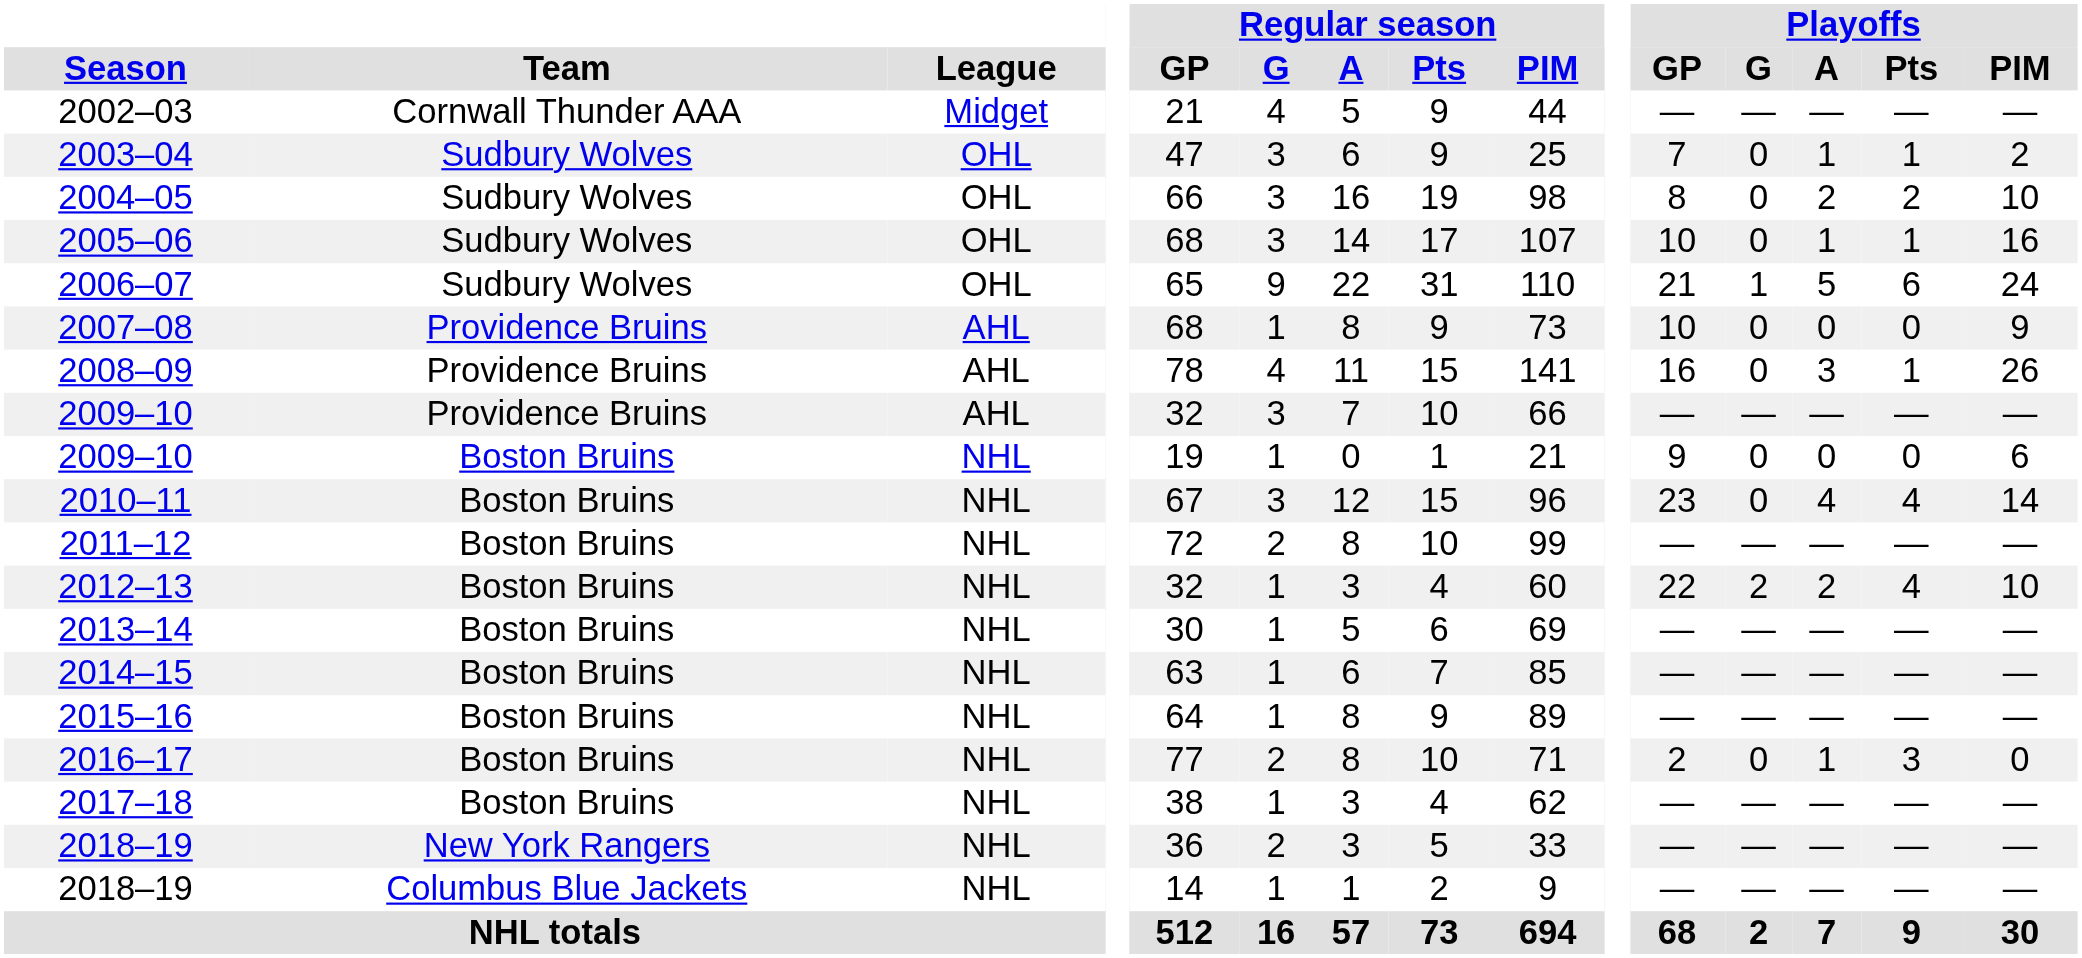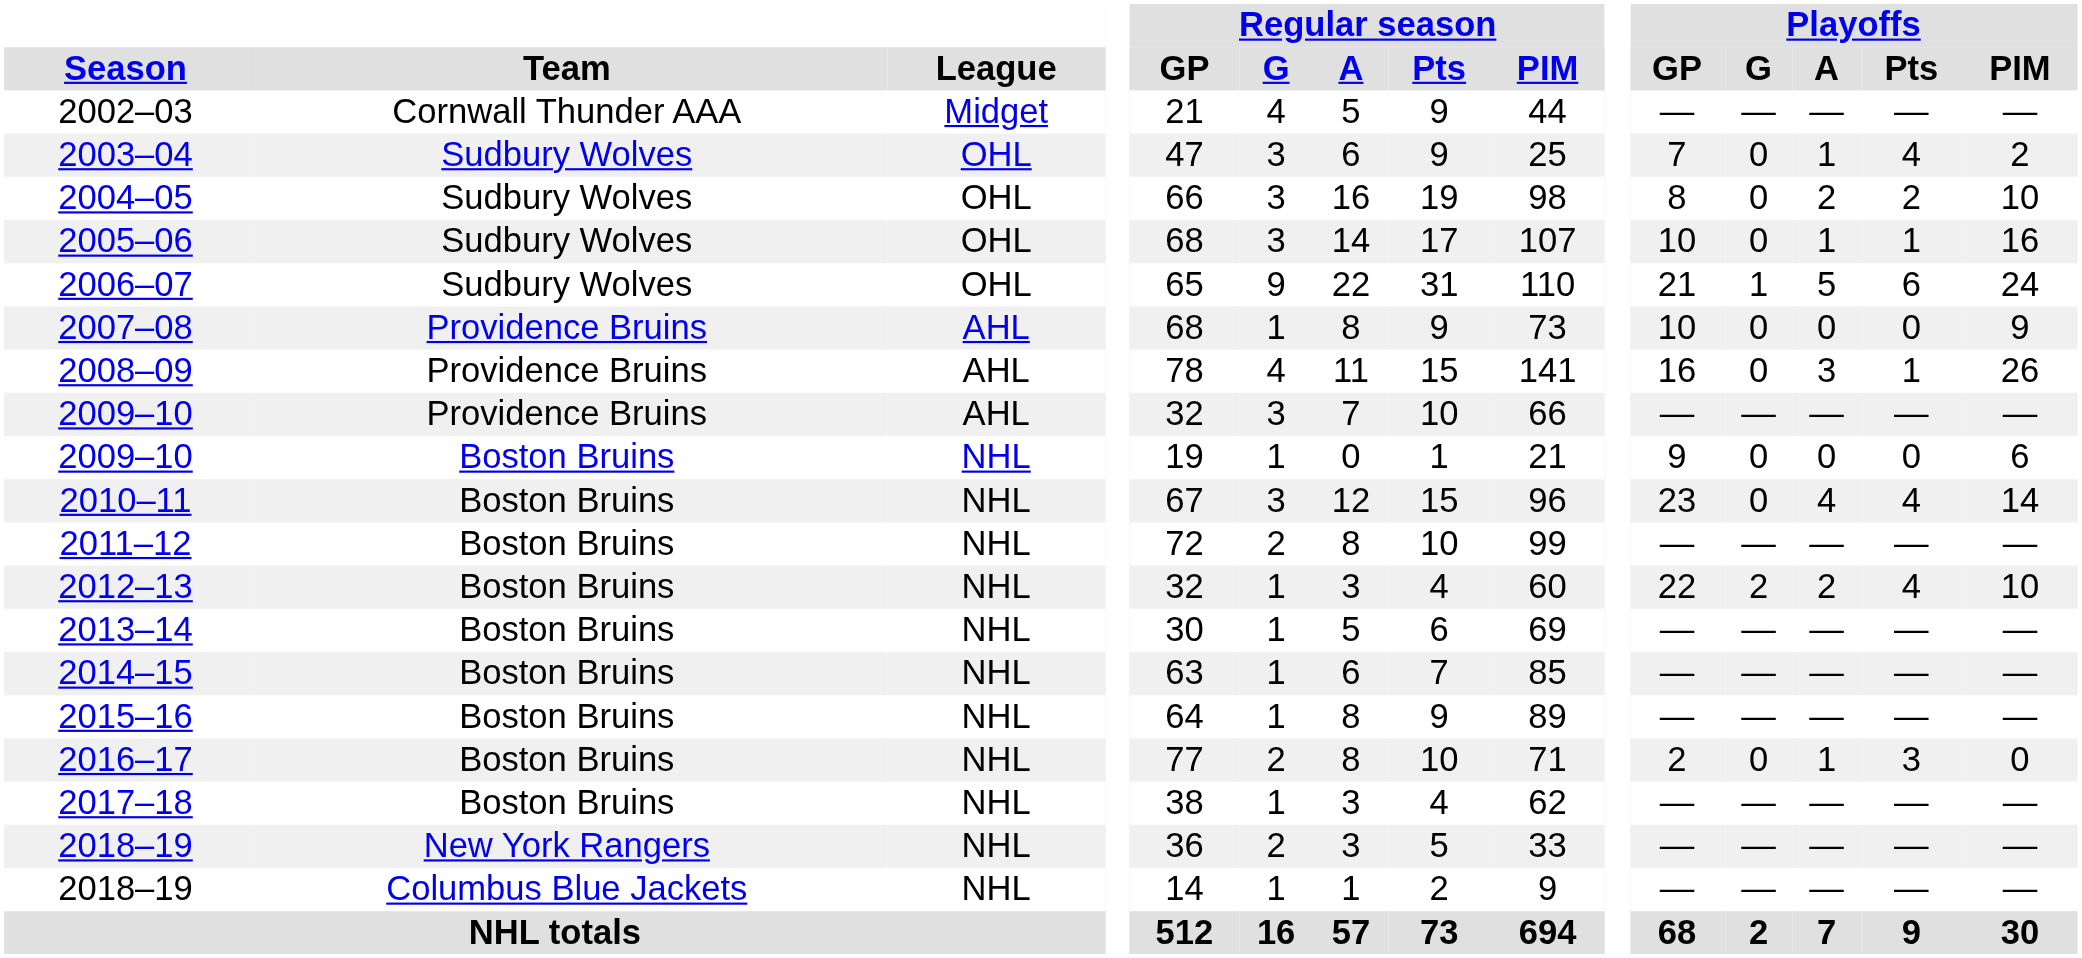(1911, 154) 1 -> (1911, 154) 4
